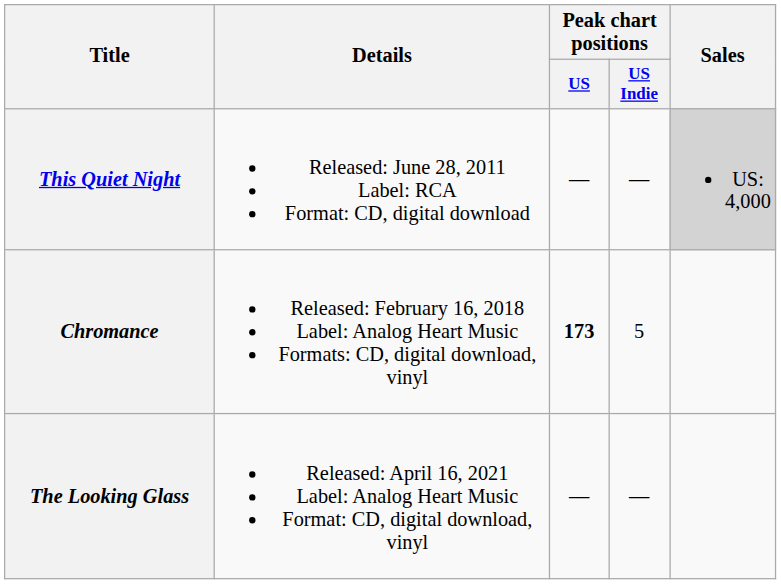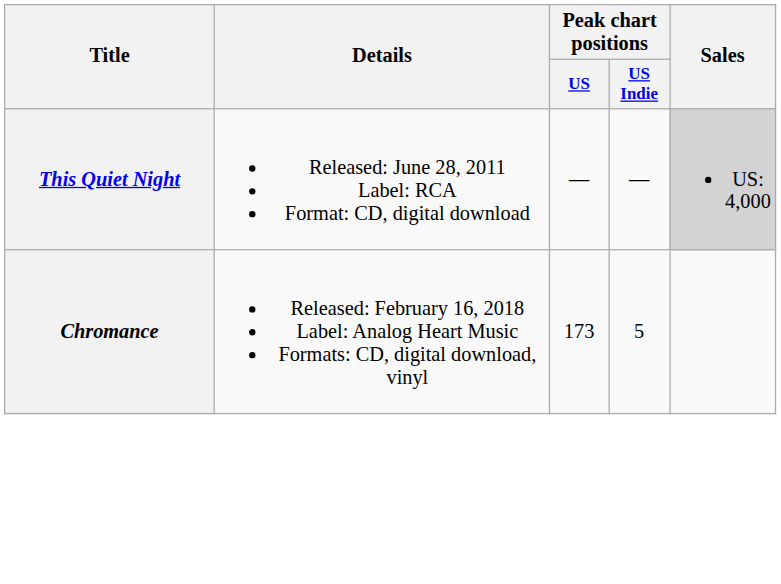(579, 331) bold -> (579, 331) normal
- row: (110, 496)
